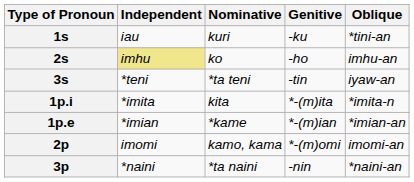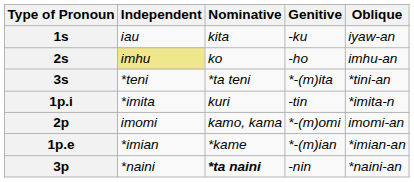(219, 36) kuri -> (219, 36) kita
(369, 36) *tini-an -> (372, 36) iyaw-an
(298, 79) -tin -> (311, 79) *-(m)ita
(372, 79) iyaw-an -> (369, 79) *tini-an
(219, 101) kita -> (219, 101) kuri
(311, 101) *-(m)ita -> (298, 101) -tin
rows swapped: (61, 123) <-> (61, 144)
(233, 166) normal -> (234, 166) bold
